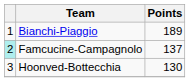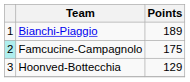(173, 49) 137 -> (173, 49) 175
(173, 67) 130 -> (173, 67) 129
